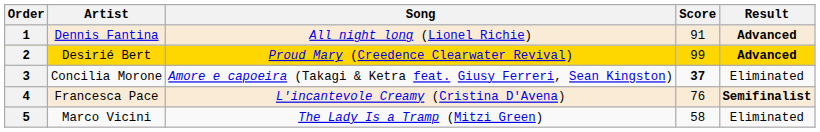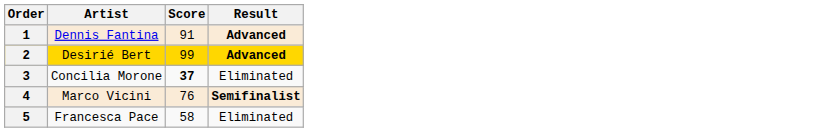- column: (421, 15)
(107, 97) Francesca Pace -> (107, 97) Marco Vicini
(107, 117) Marco Vicini -> (107, 117) Francesca Pace
